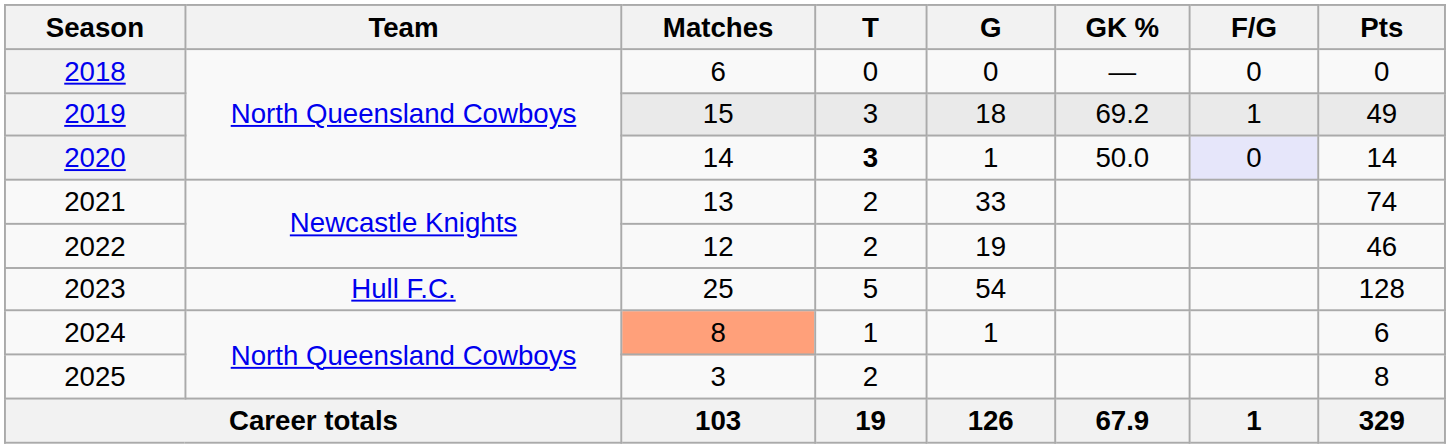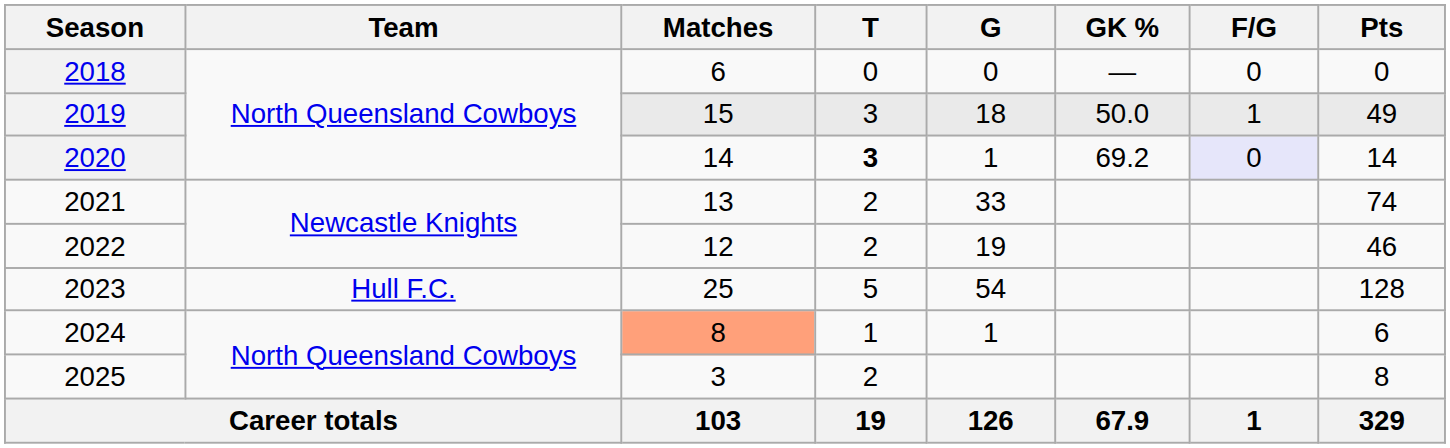(1122, 115) 69.2 -> (1122, 115) 50.0
(1122, 158) 50.0 -> (1122, 158) 69.2
